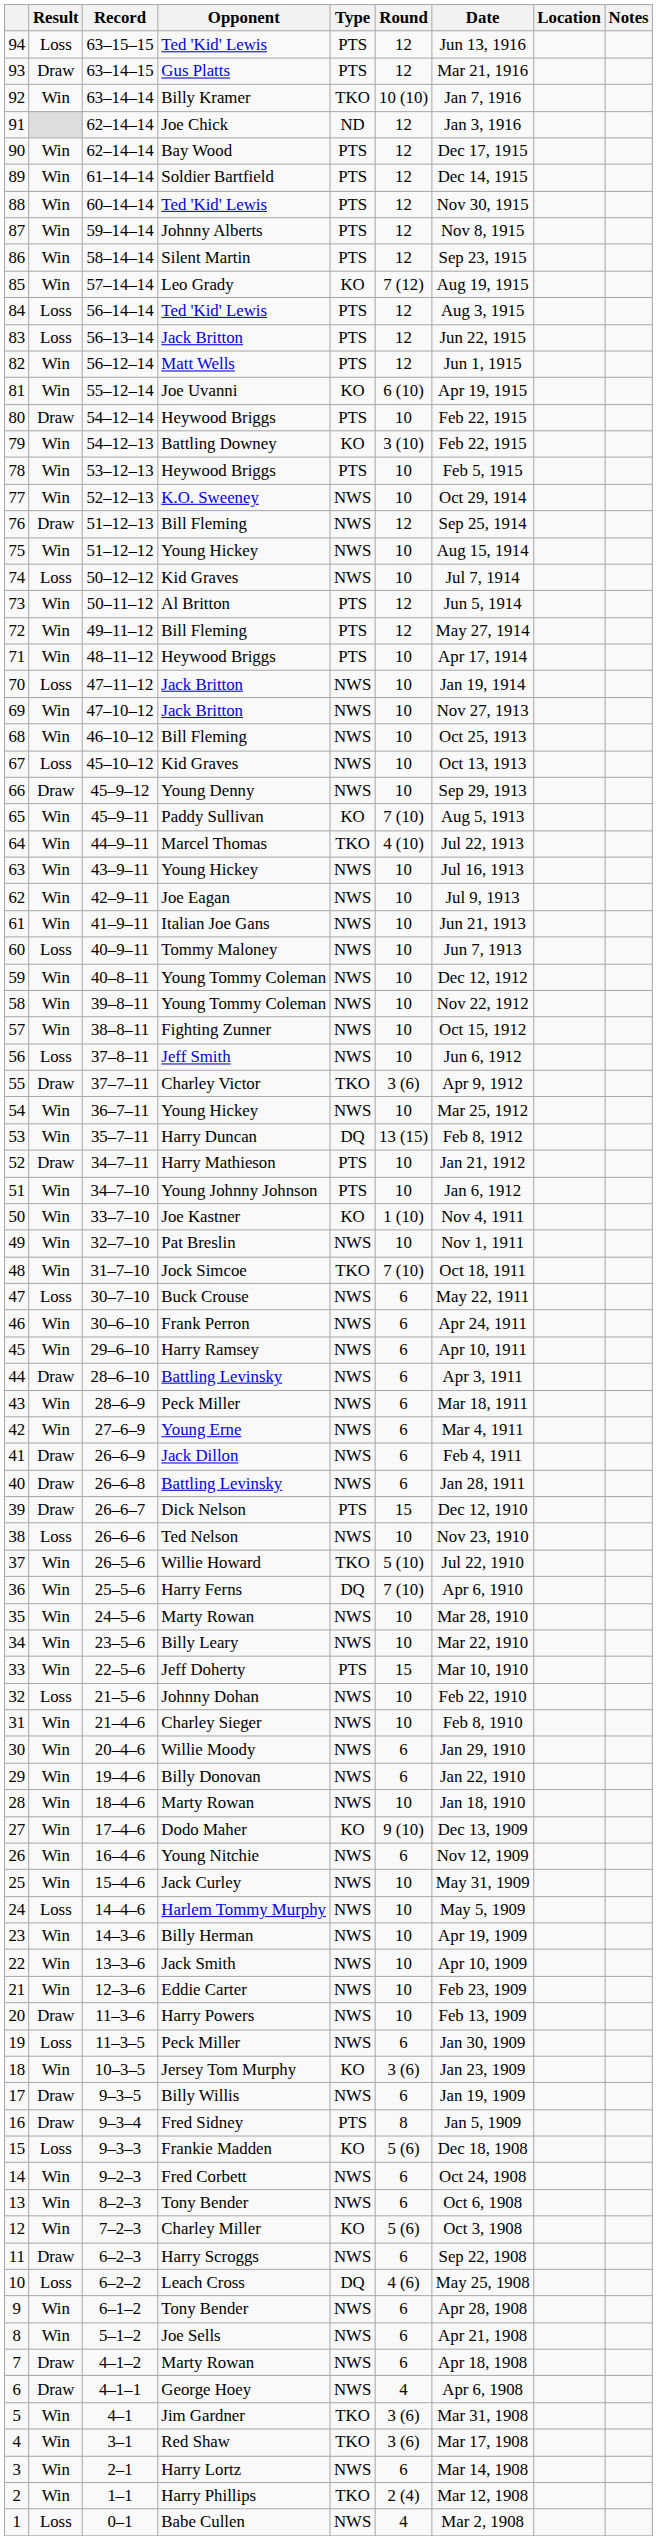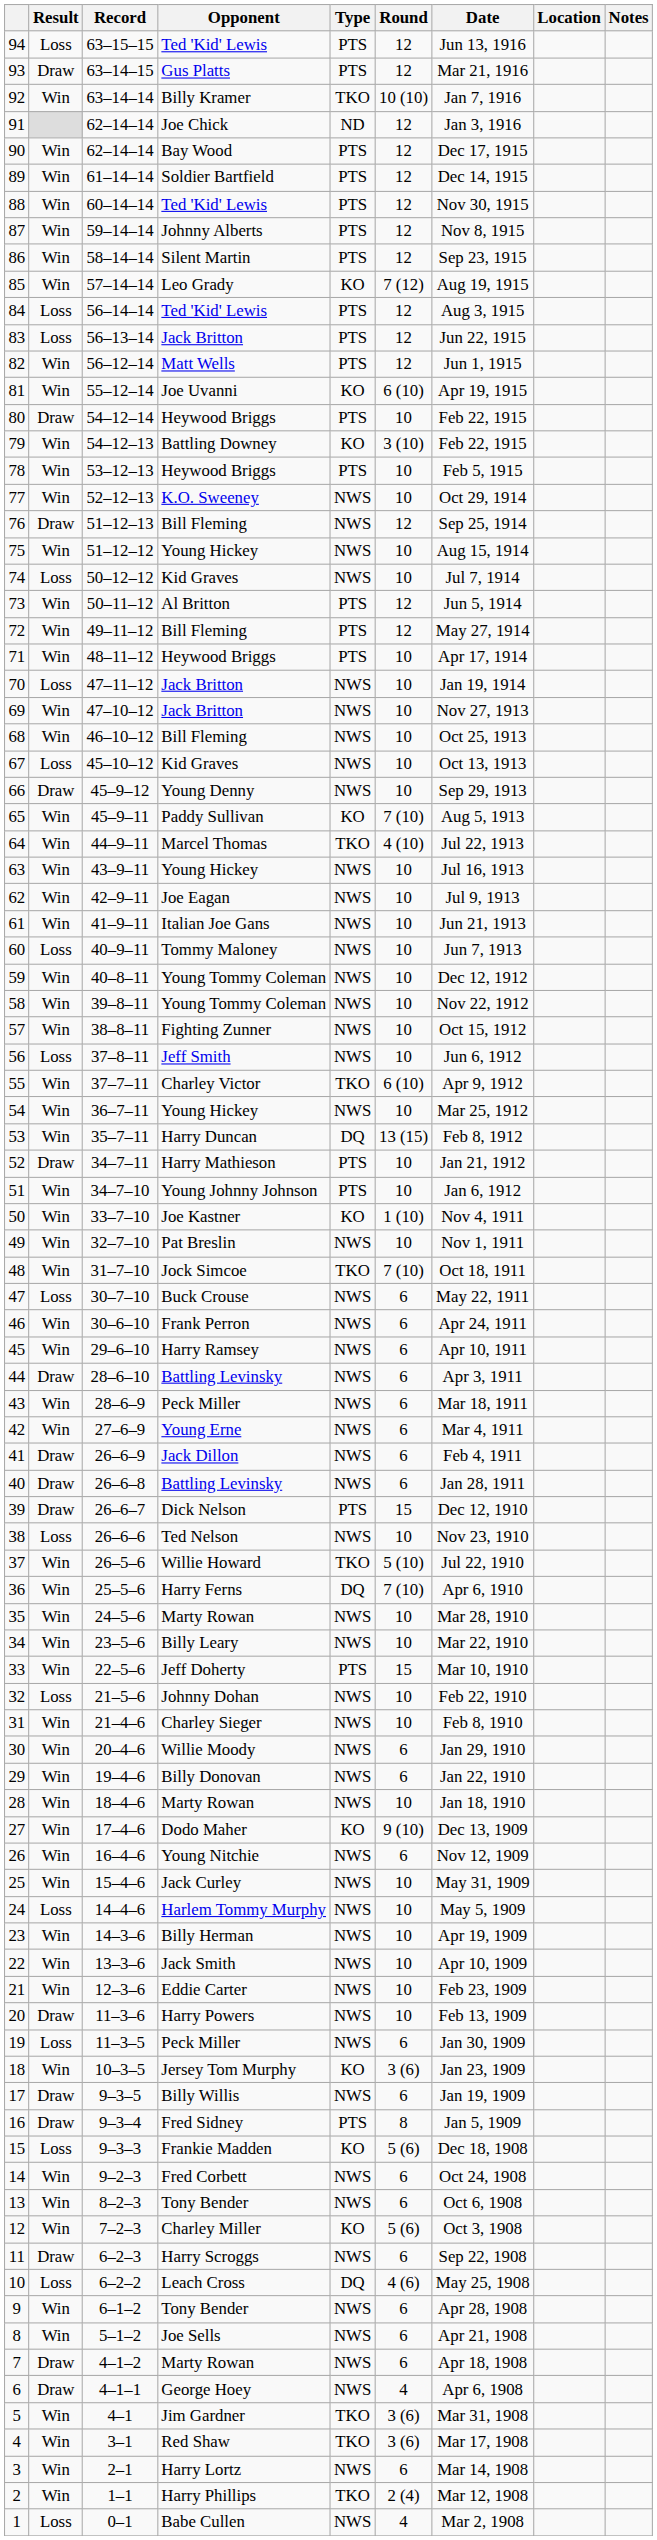(56, 1083) Draw -> (56, 1083) Win
(404, 1083) 3 (6) -> (404, 1083) 6 (10)
